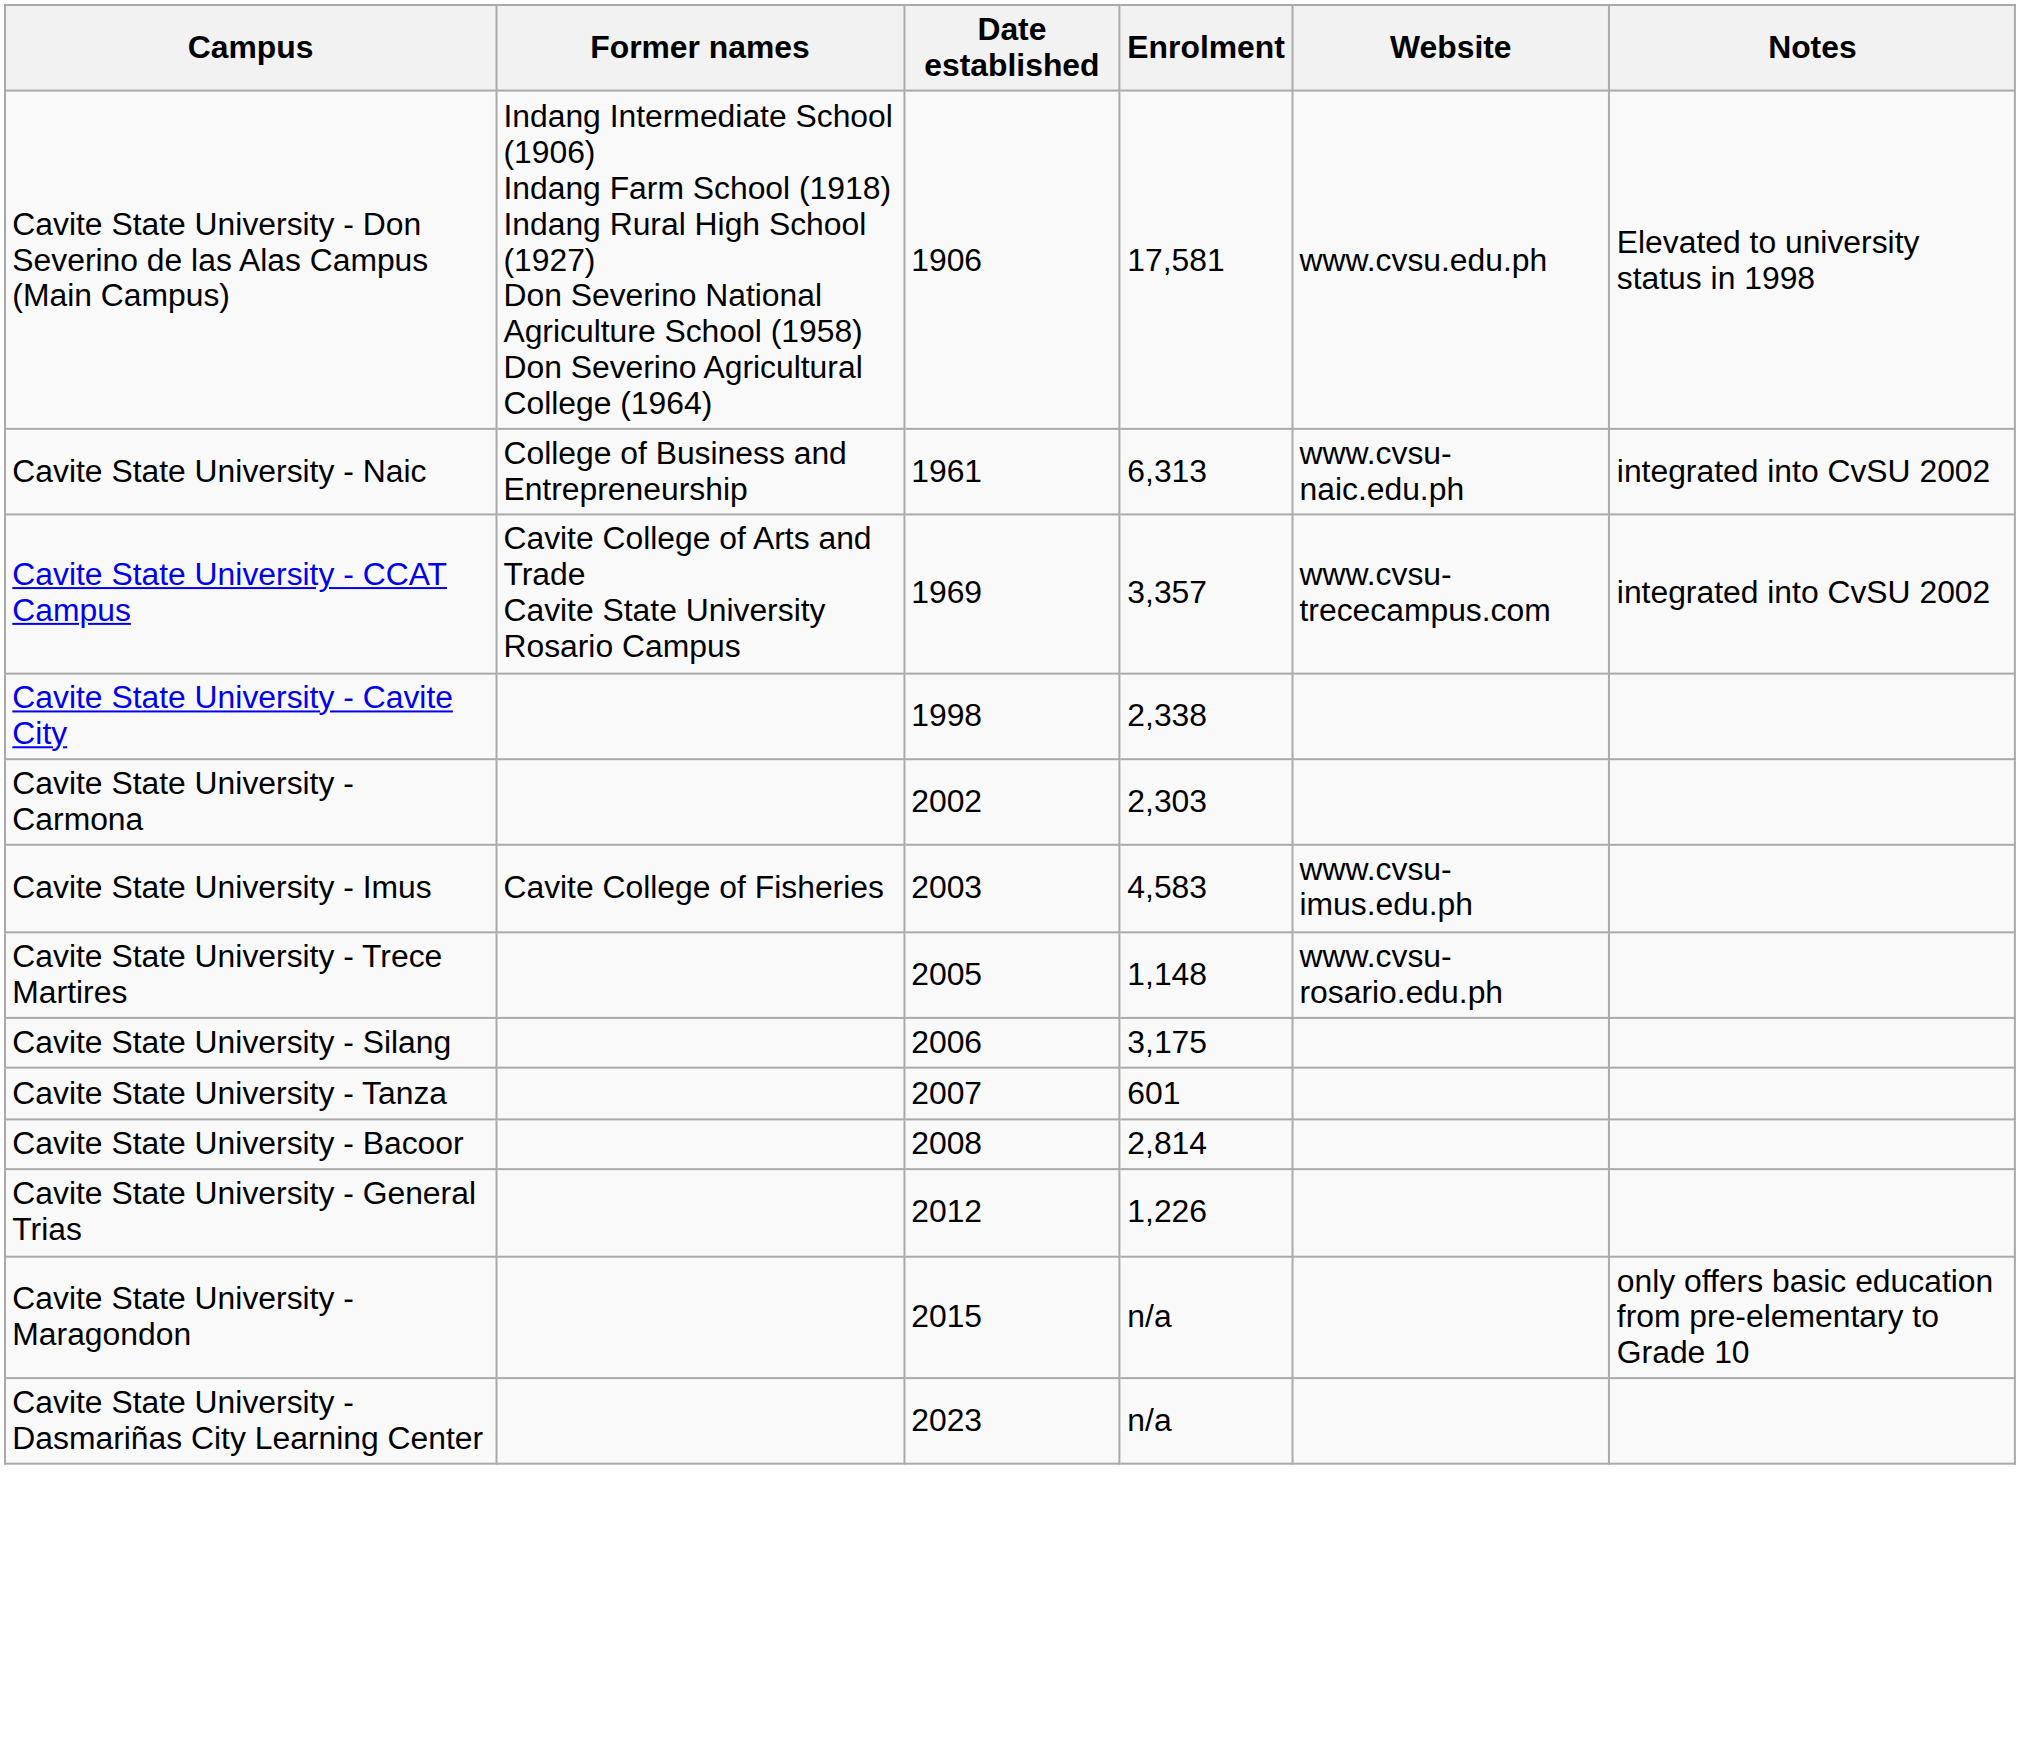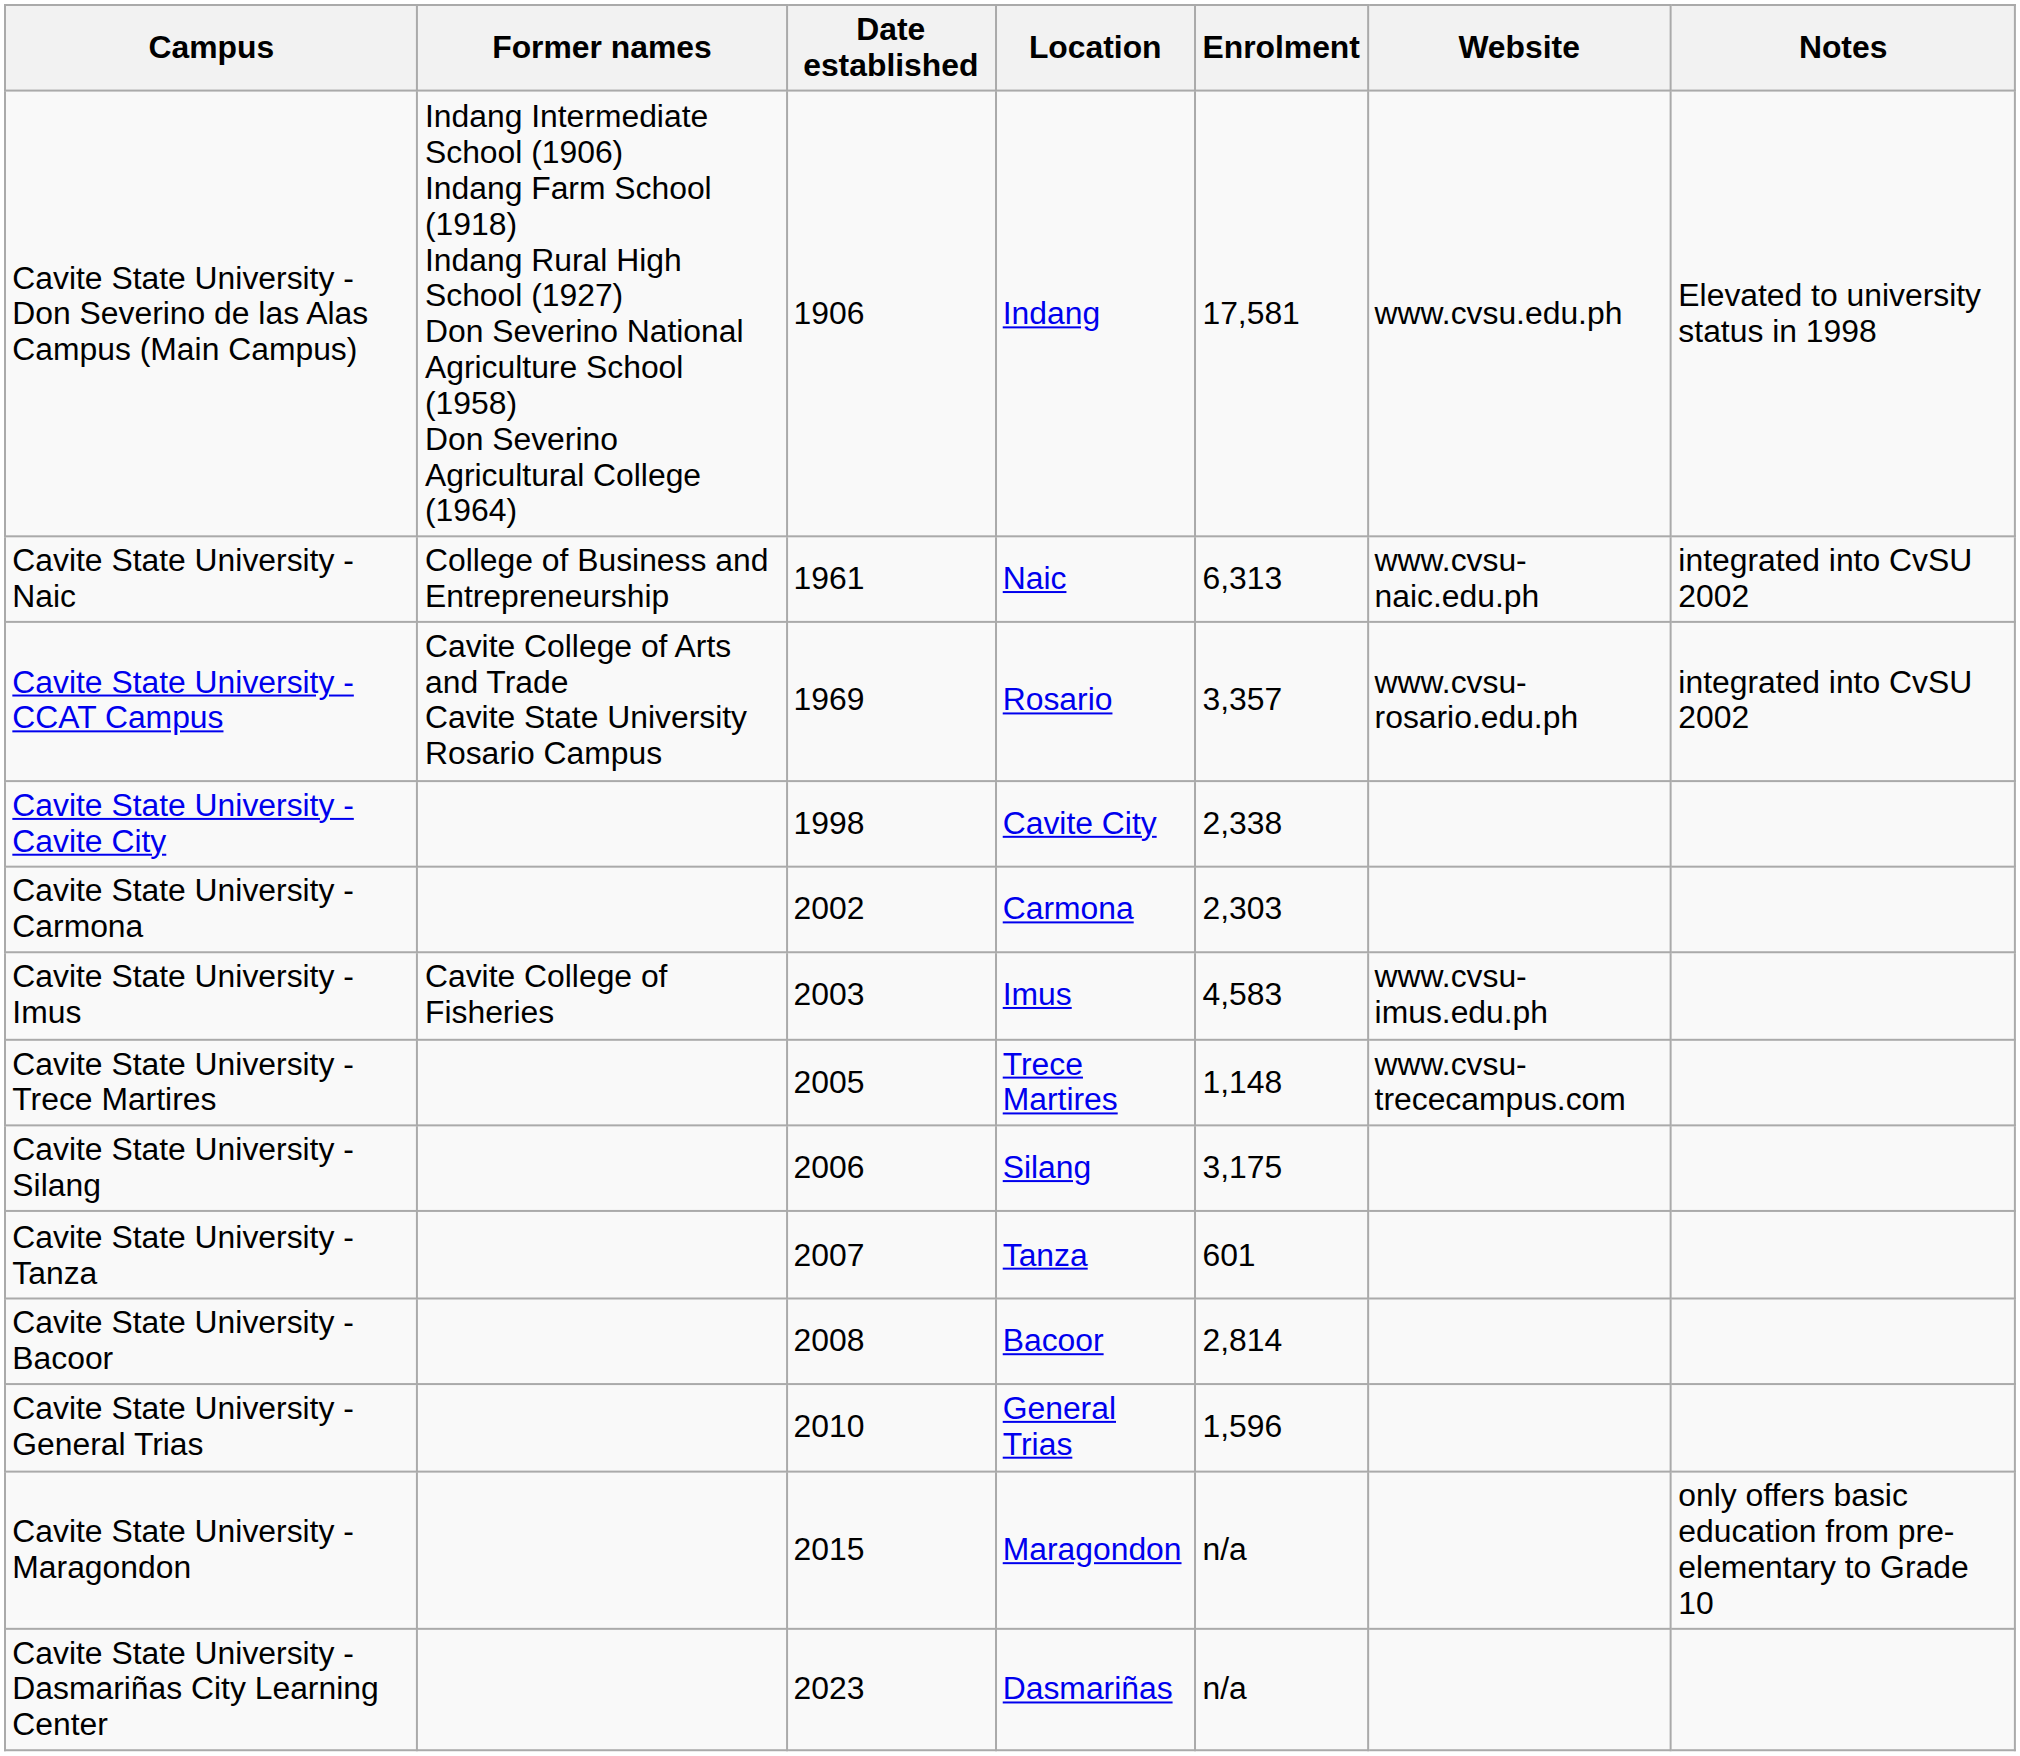+ column: (1095, 47)
(1425, 593) www.cvsu-trececampus.com -> (1476, 700) www.cvsu-rosario.edu.ph
(1401, 974) www.cvsu-rosario.edu.ph -> (1500, 1081) www.cvsu-trececampus.com
(947, 1212) 2012 -> (829, 1426) 2010
(1167, 1212) 1,226 -> (1242, 1426) 1,596
